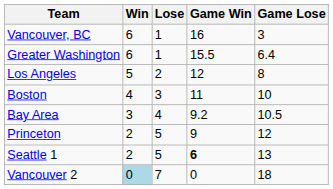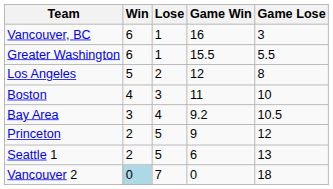(266, 54) 6.4 -> (266, 54) 5.5
(194, 154) bold -> (194, 154) normal
